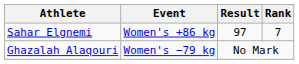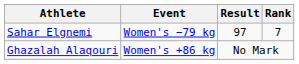(169, 32) Women's +86 kg -> (169, 32) Women's −79 kg
(169, 50) Women's −79 kg -> (169, 50) Women's +86 kg
